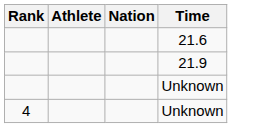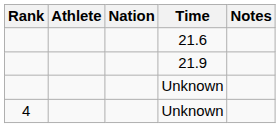+ column: (251, 16)
